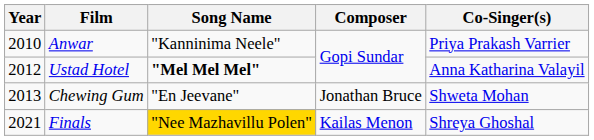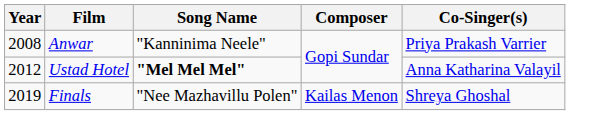(25, 43) 2010 -> (25, 43) 2008
- row: (96, 95)
(25, 122) 2021 -> (25, 95) 2019
(232, 122) gold background -> (217, 95) no background
